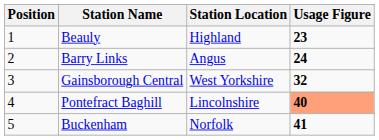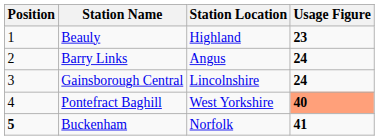(231, 80) West Yorkshire -> (224, 80) Lincolnshire
(300, 80) 32 -> (300, 80) 24
(224, 102) Lincolnshire -> (231, 102) West Yorkshire
(11, 124) normal -> (11, 124) bold
